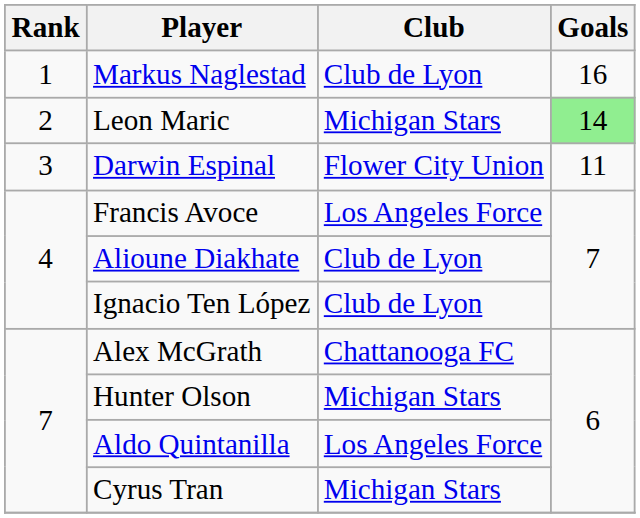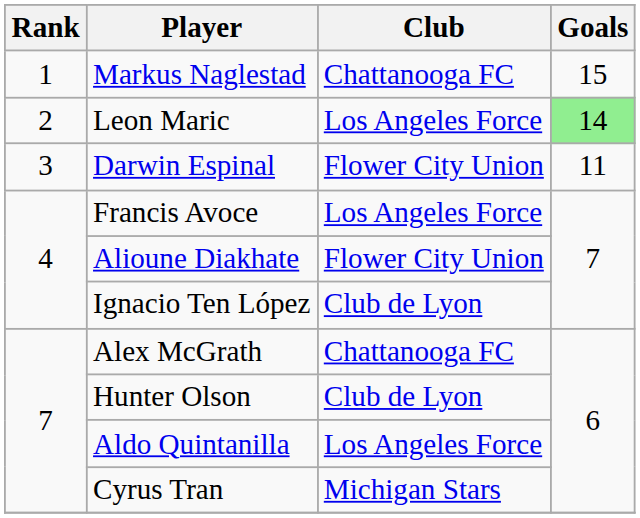(403, 73) Club de Lyon -> (419, 73) Chattanooga FC
(593, 73) 16 -> (593, 73) 15
(412, 119) Michigan Stars -> (433, 119) Los Angeles Force
(403, 258) Club de Lyon -> (434, 258) Flower City Union
(412, 397) Michigan Stars -> (403, 397) Club de Lyon
